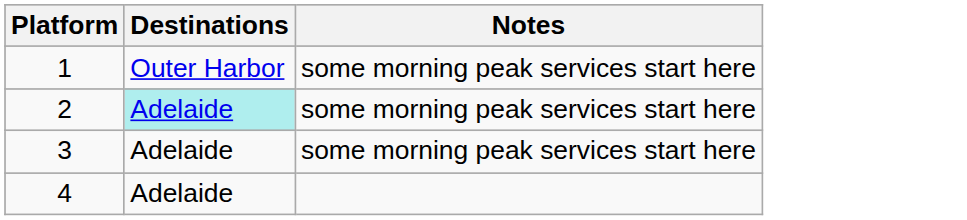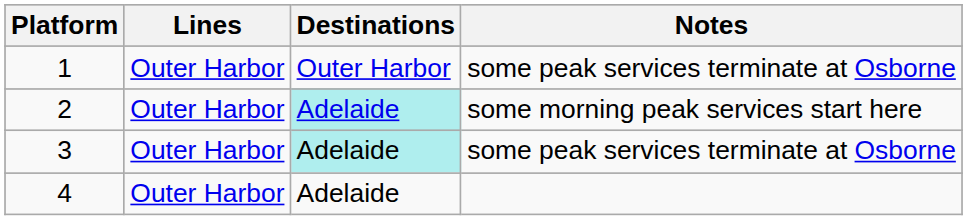+ column: (207, 25)
(528, 67) some morning peak services start here -> (712, 67) some peak services terminate at Osborne
(182, 151) no background -> (348, 151) paleturquoise background
(528, 151) some morning peak services start here -> (712, 151) some peak services terminate at Osborne
